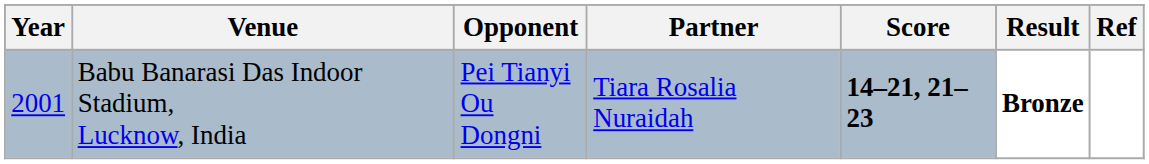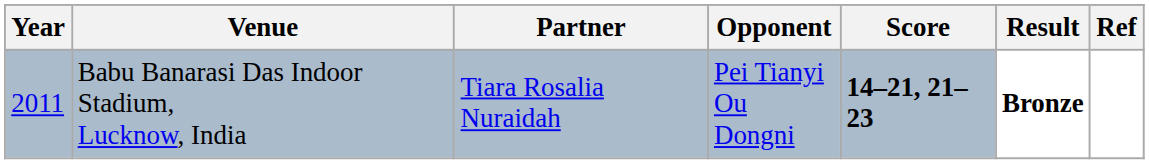columns swapped: (714, 27) <-> (521, 27)
(38, 103) 2001 -> (38, 103) 2011
